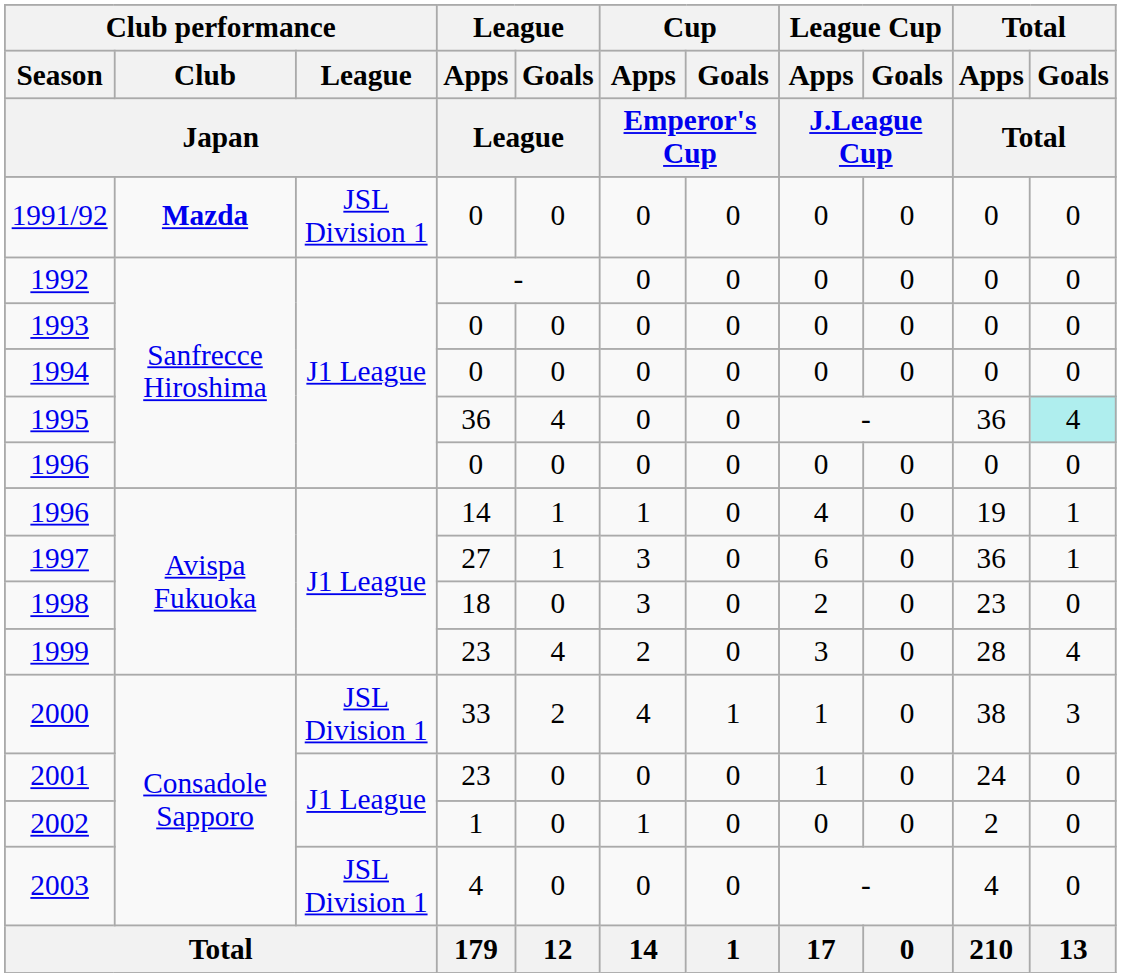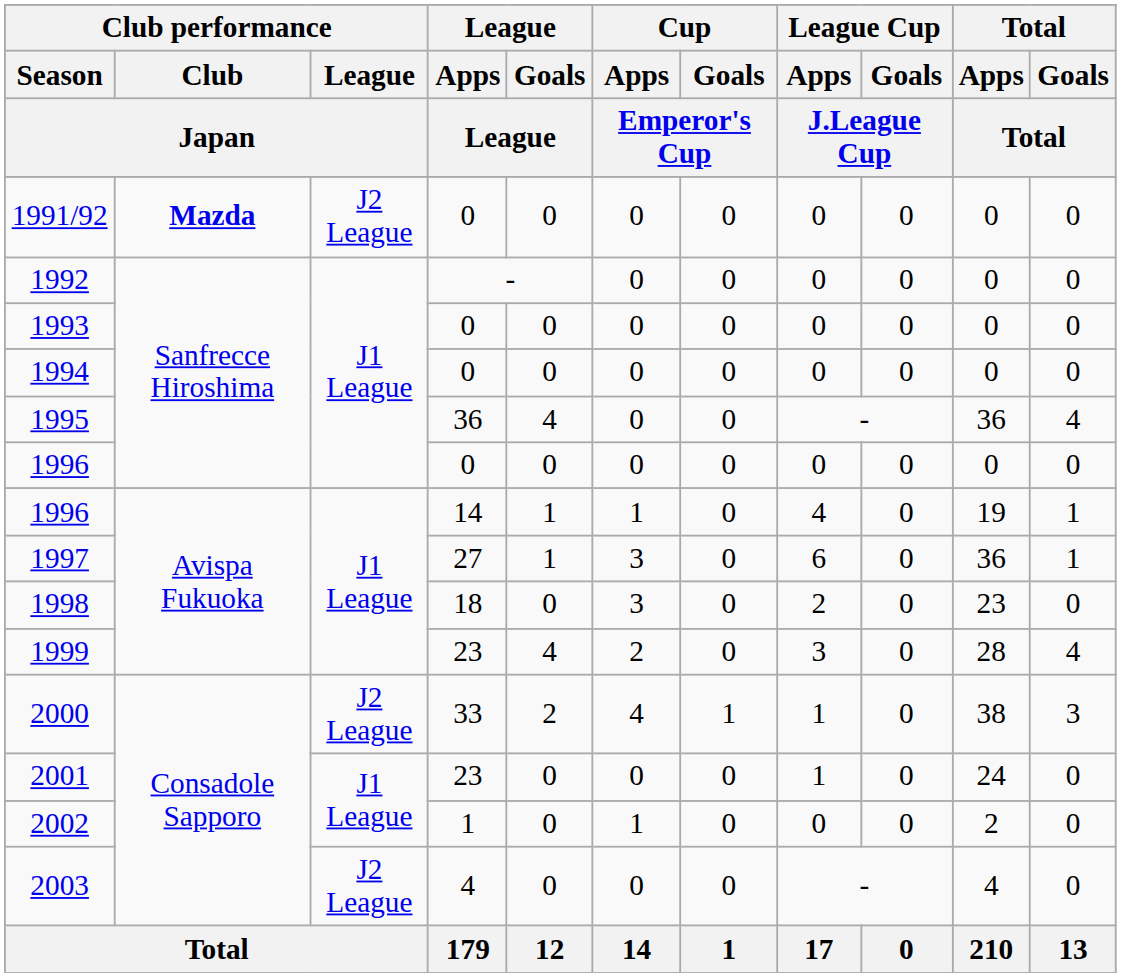(366, 216) JSL Division 1 -> (369, 216) J2 League
(1073, 418) paleturquoise background -> (1073, 418) no background
(366, 713) JSL Division 1 -> (369, 713) J2 League
(366, 885) JSL Division 1 -> (369, 885) J2 League
